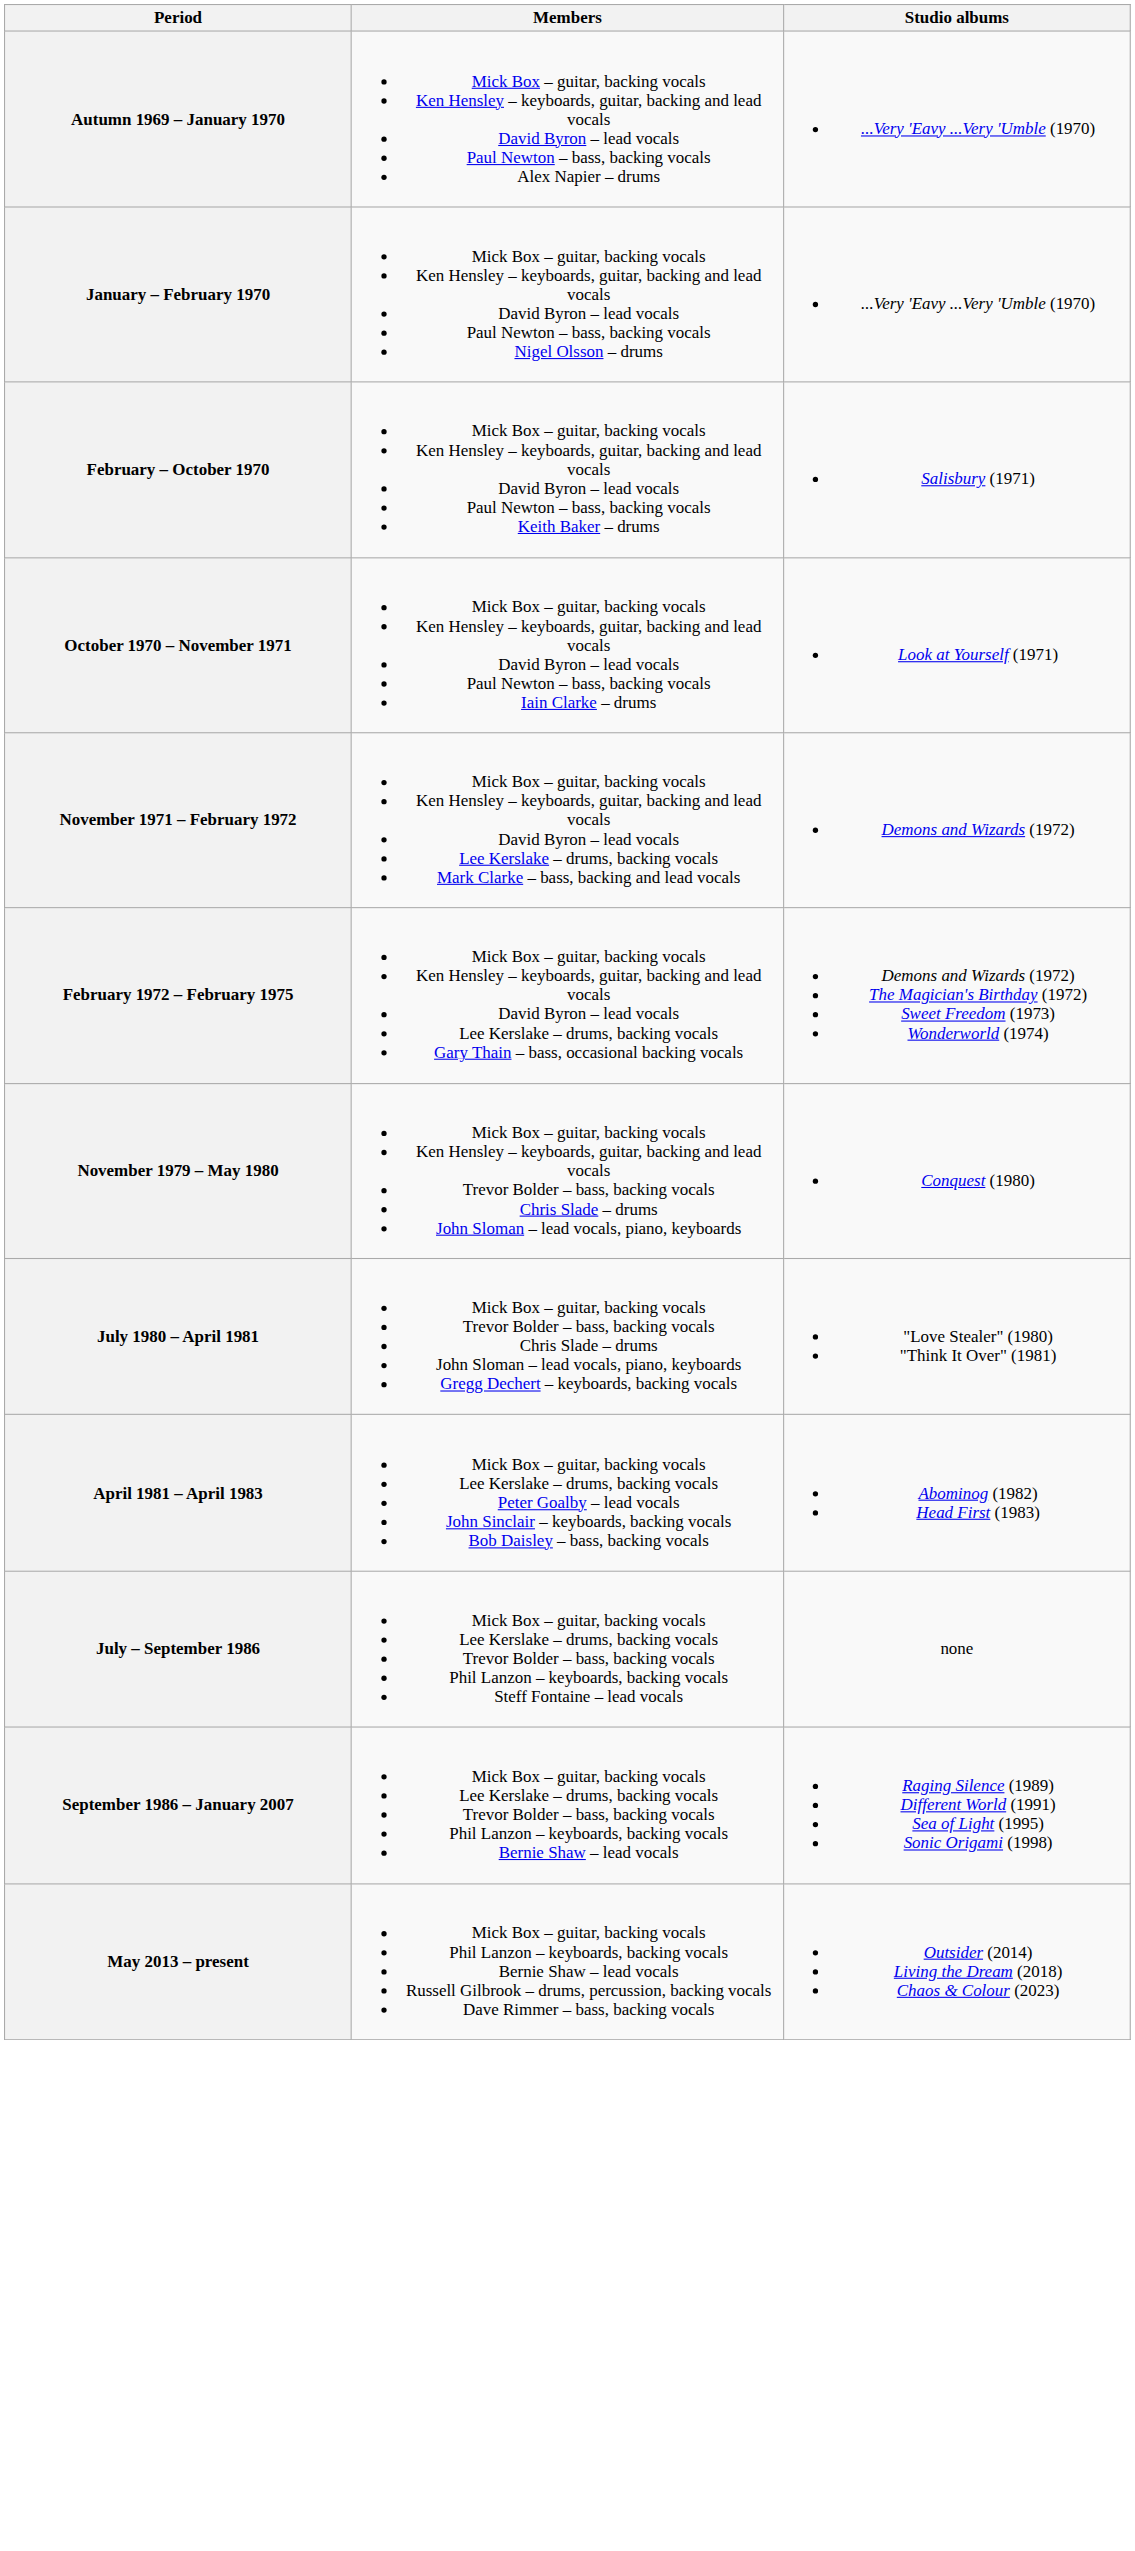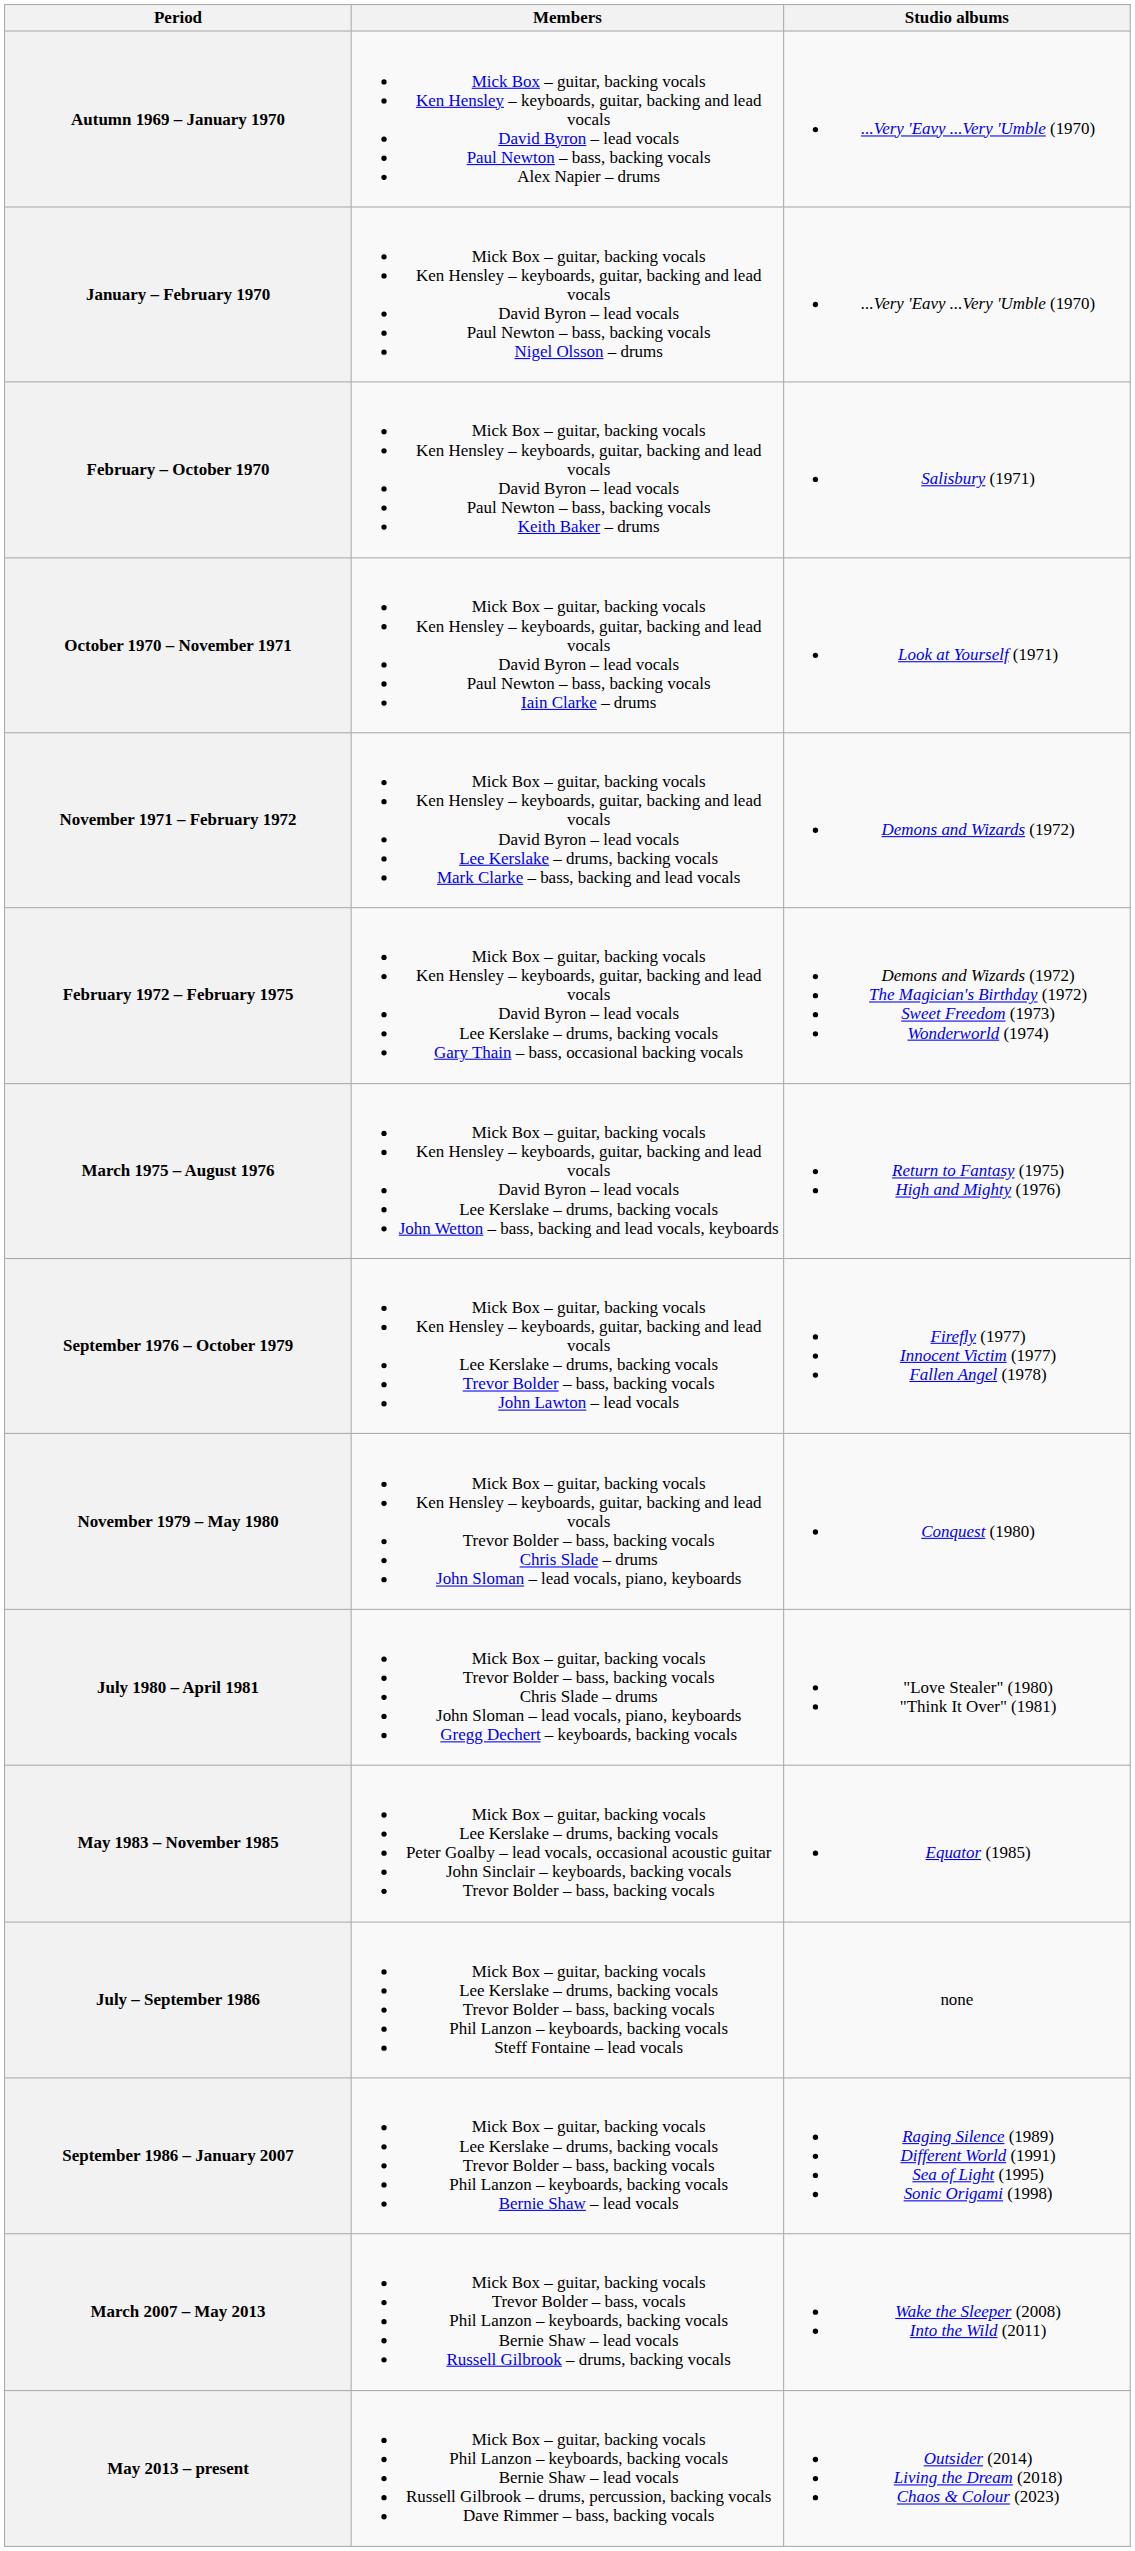+ row: (178, 1170)
+ row: (178, 1346)
- row: (178, 1492)
+ row: (178, 1843)
+ row: (178, 2312)
